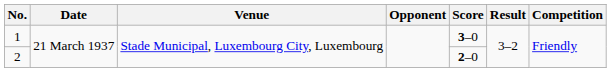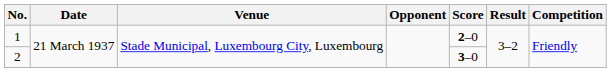(468, 36) 3–0 -> (468, 36) 2–0
(468, 57) 2–0 -> (468, 57) 3–0
